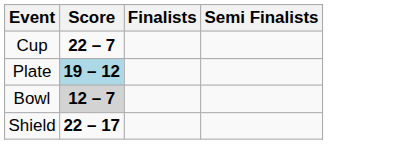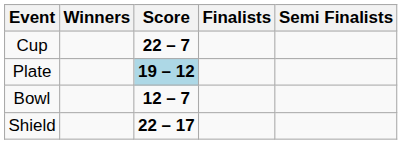+ column: (97, 17)
(92, 98) lightgrey background -> (166, 98) no background
